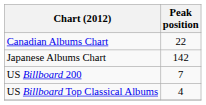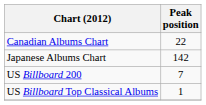(181, 91) 4 -> (181, 91) 1
